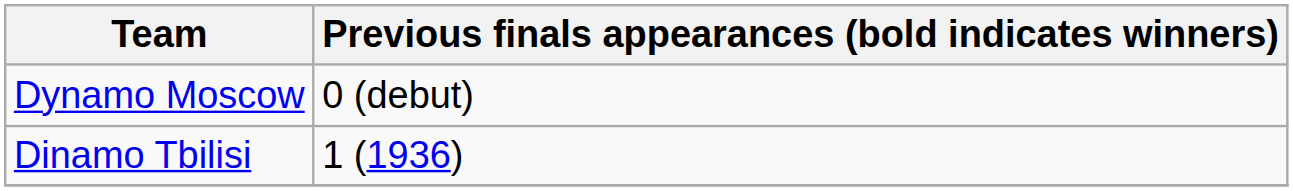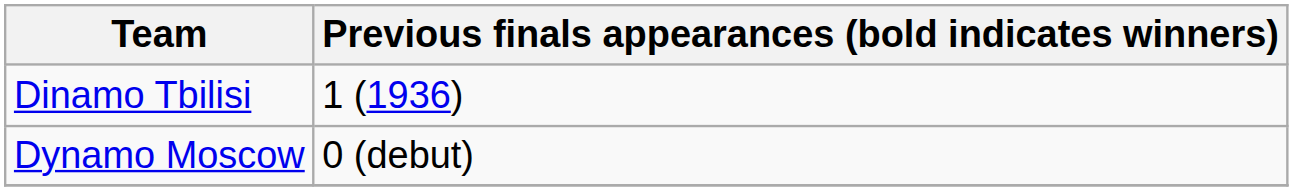rows swapped: (159, 94) <-> (133, 154)
